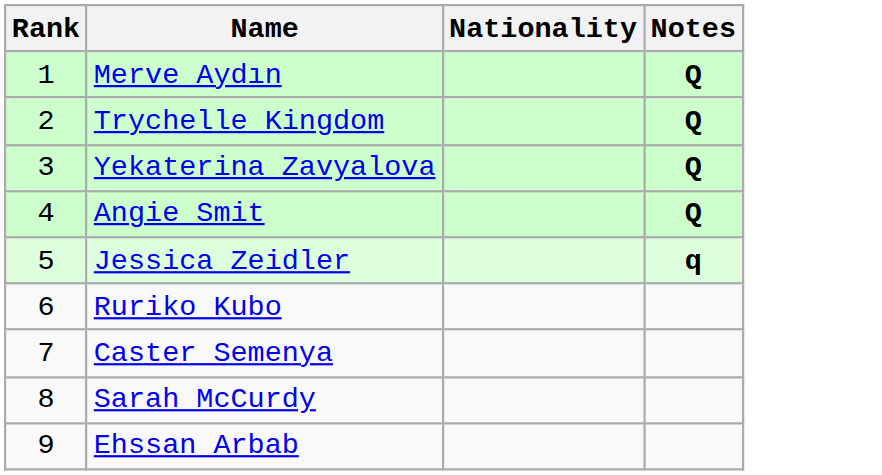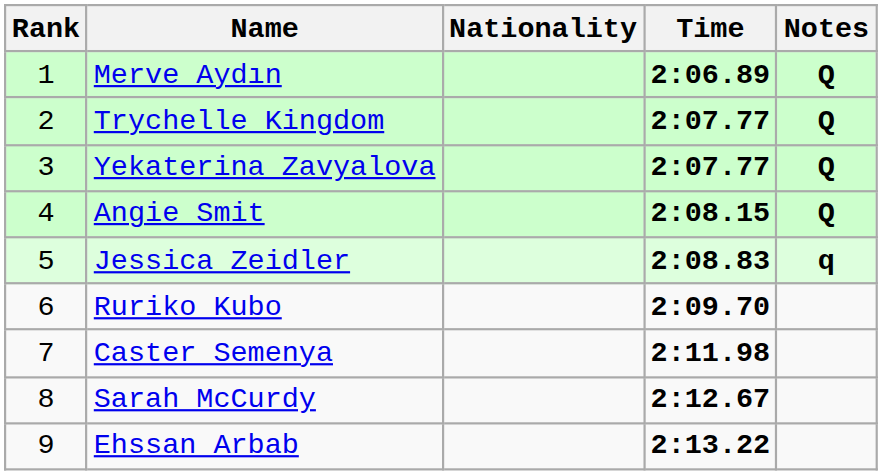+ column: (710, 28)
